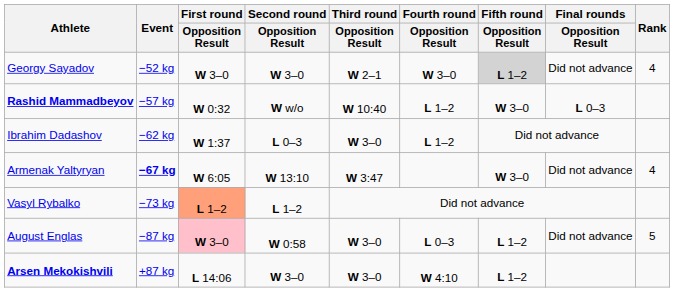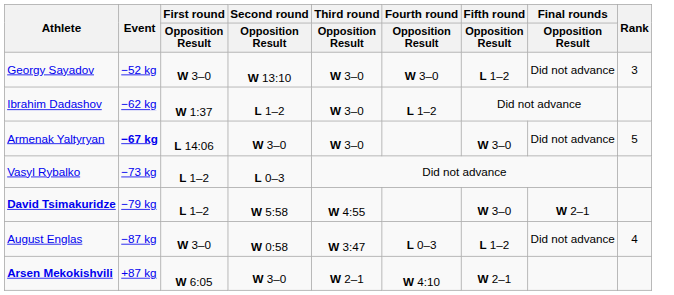(287, 75) W 3–0 -> (269, 78) W 13:10
(365, 75) W 2–1 -> (347, 76) W 3–0
(512, 75) lightgrey background -> (494, 76) no background
(652, 68) 4 -> (635, 70) 3
- row: (70, 101)
(287, 142) L 0–3 -> (269, 111) L 1–2
(212, 178) W 6:05 -> (194, 147) L 14:06
(287, 178) W 13:10 -> (269, 145) W 3–0
(365, 178) W 3:47 -> (347, 145) W 3–0
(652, 170) 4 -> (635, 139) 5
(212, 210) lightsalmon background -> (194, 178) no background
(287, 210) L 1–2 -> (269, 178) L 0–3
+ row: (61, 205)
(212, 243) pink background -> (194, 246) no background
(365, 243) W 3–0 -> (347, 247) W 3:47
(652, 236) 5 -> (635, 239) 4
(212, 279) L 14:06 -> (194, 282) W 6:05
(365, 277) W 3–0 -> (347, 280) W 2–1
(512, 277) L 1–2 -> (494, 280) W 2–1
